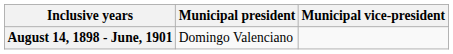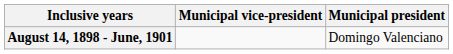columns swapped: (237, 15) <-> (373, 15)
